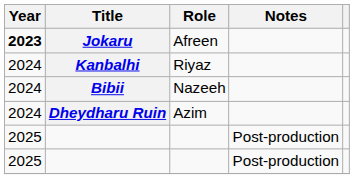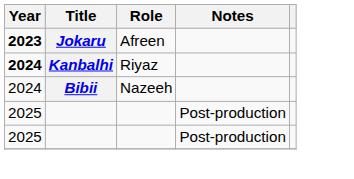(25, 64) normal -> (25, 64) bold
- row: (107, 112)
